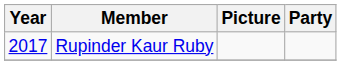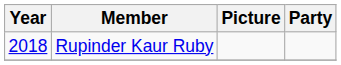(28, 45) 2017 -> (28, 45) 2018
